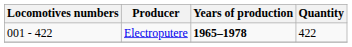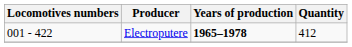(307, 32) 422 -> (307, 32) 412
